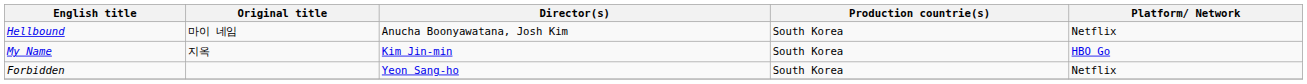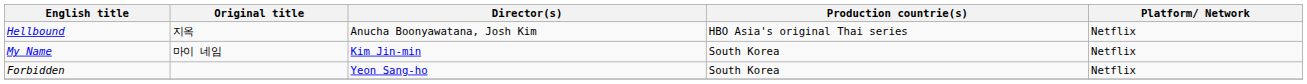(212, 31) 마이 네임 -> (183, 31) 지옥
(808, 32) South Korea -> (808, 32) HBO Asia's original Thai series
(199, 51) 지옥 -> (197, 51) 마이 네임
(1091, 52) HBO Go -> (1114, 52) Netflix
